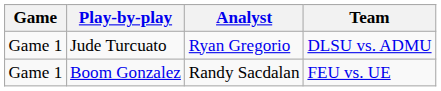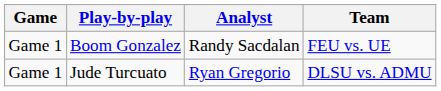rows swapped: (125, 72) <-> (118, 45)
